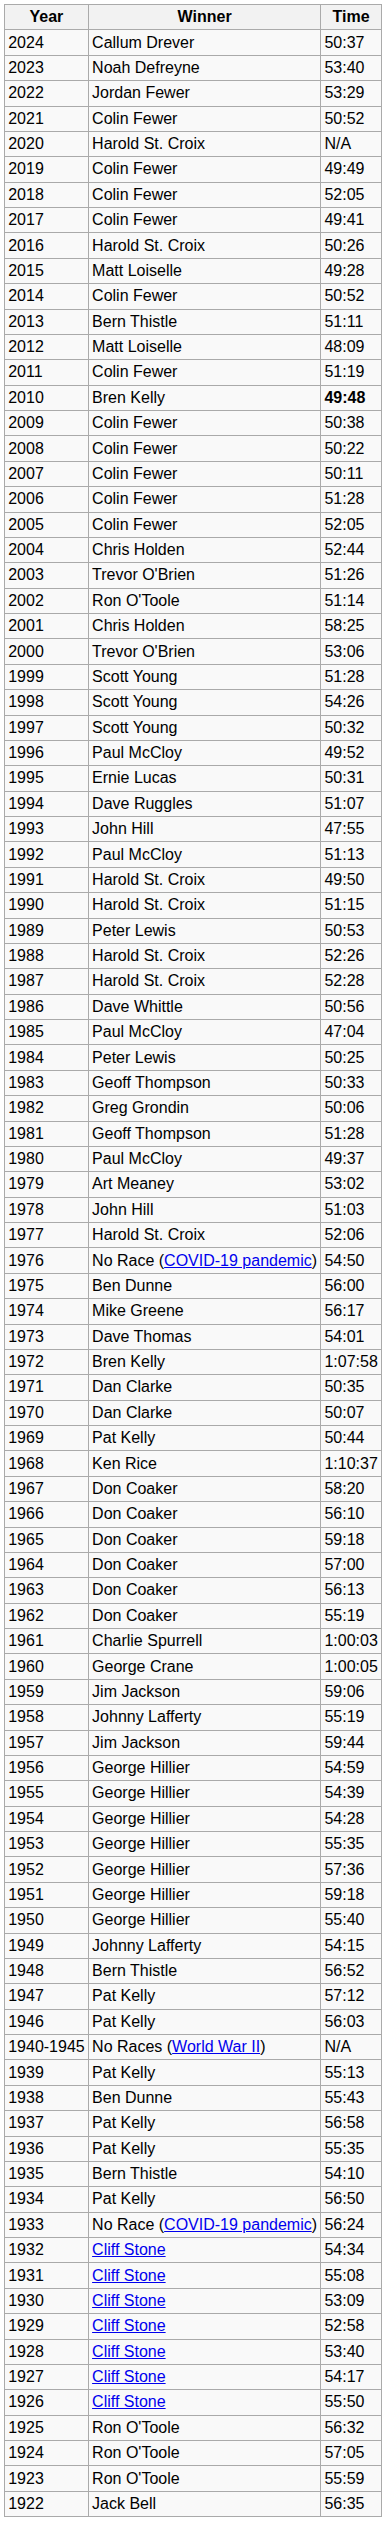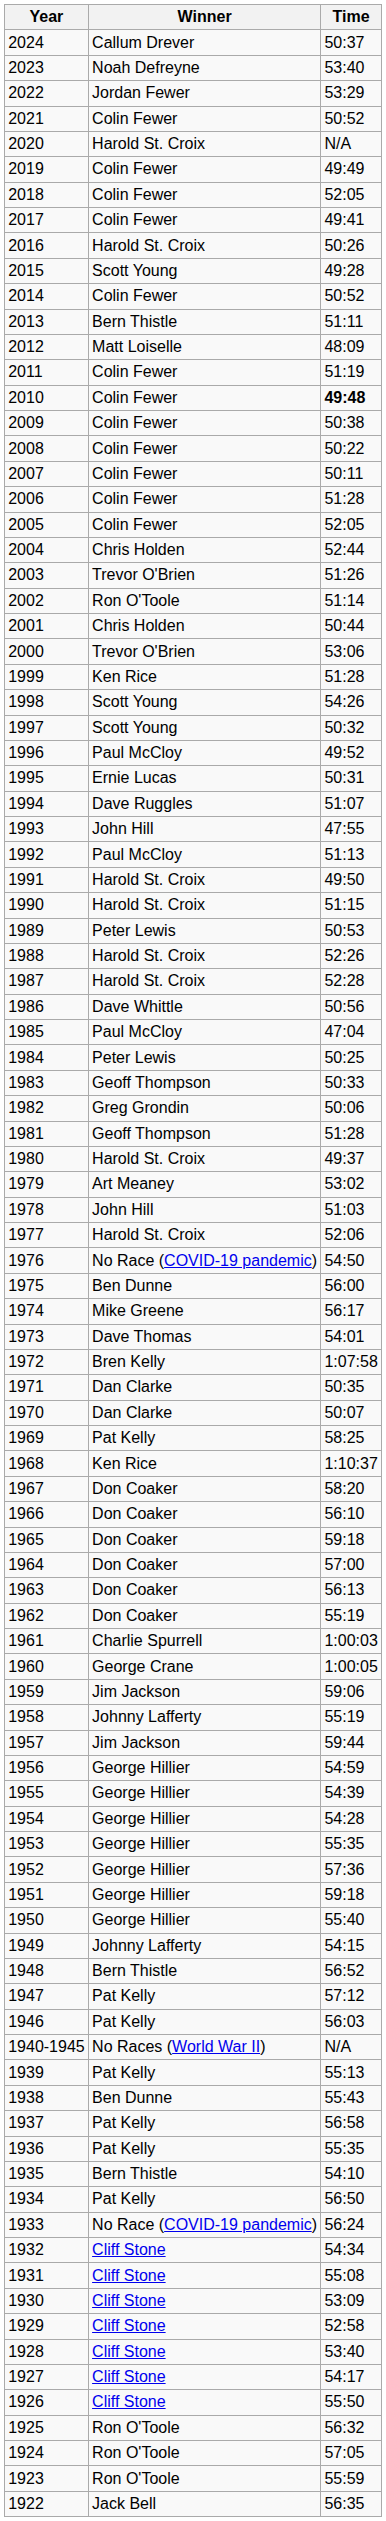(137, 270) Matt Loiselle -> (135, 270) Scott Young
(129, 397) Bren Kelly -> (135, 397) Colin Fewer
(344, 626) 58:25 -> (344, 626) 50:44
(135, 676) Scott Young -> (125, 676) Ken Rice
(137, 1159) Paul McCloy -> (149, 1159) Harold St. Croix
(344, 1438) 50:44 -> (344, 1438) 58:25
